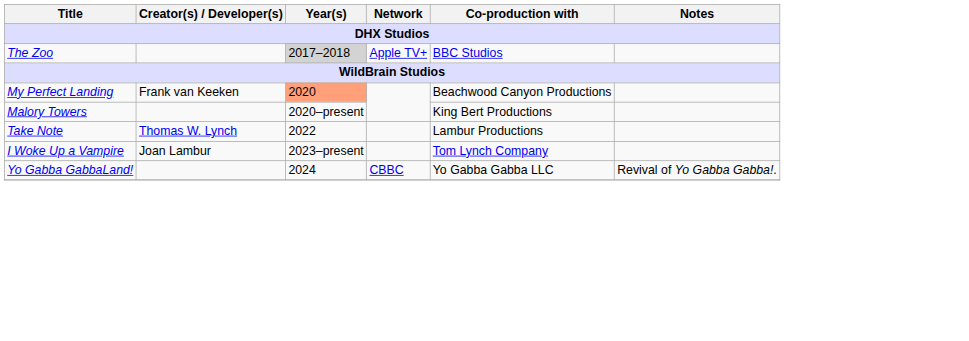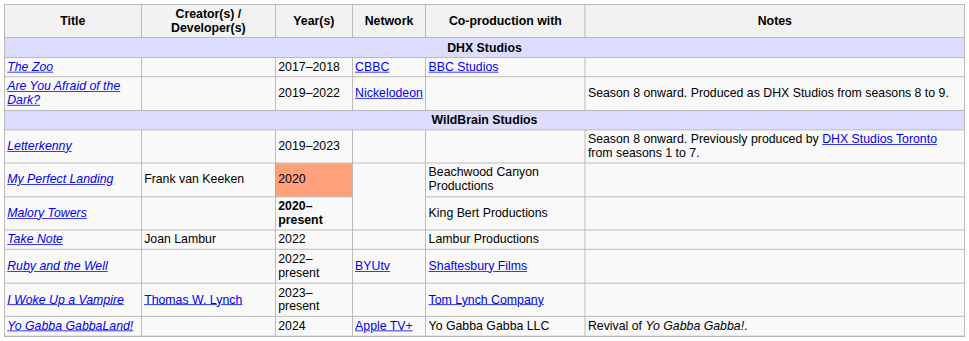(319, 53) lightgrey background -> (309, 67) no background
(398, 53) Apple TV+ -> (372, 67) CBBC
+ row: (64, 93)
+ row: (39, 146)
(326, 111) normal -> (300, 213) bold
(188, 131) Thomas W. Lynch -> (180, 239) Joan Lambur
+ row: (57, 266)
(175, 151) Joan Lambur -> (193, 299) Thomas W. Lynch
(387, 170) CBBC -> (384, 326) Apple TV+
